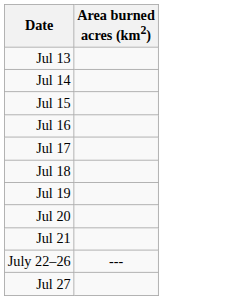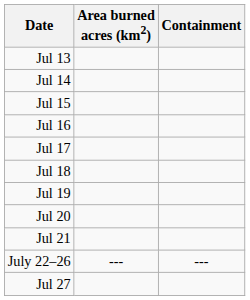+ column: (201, 25)
